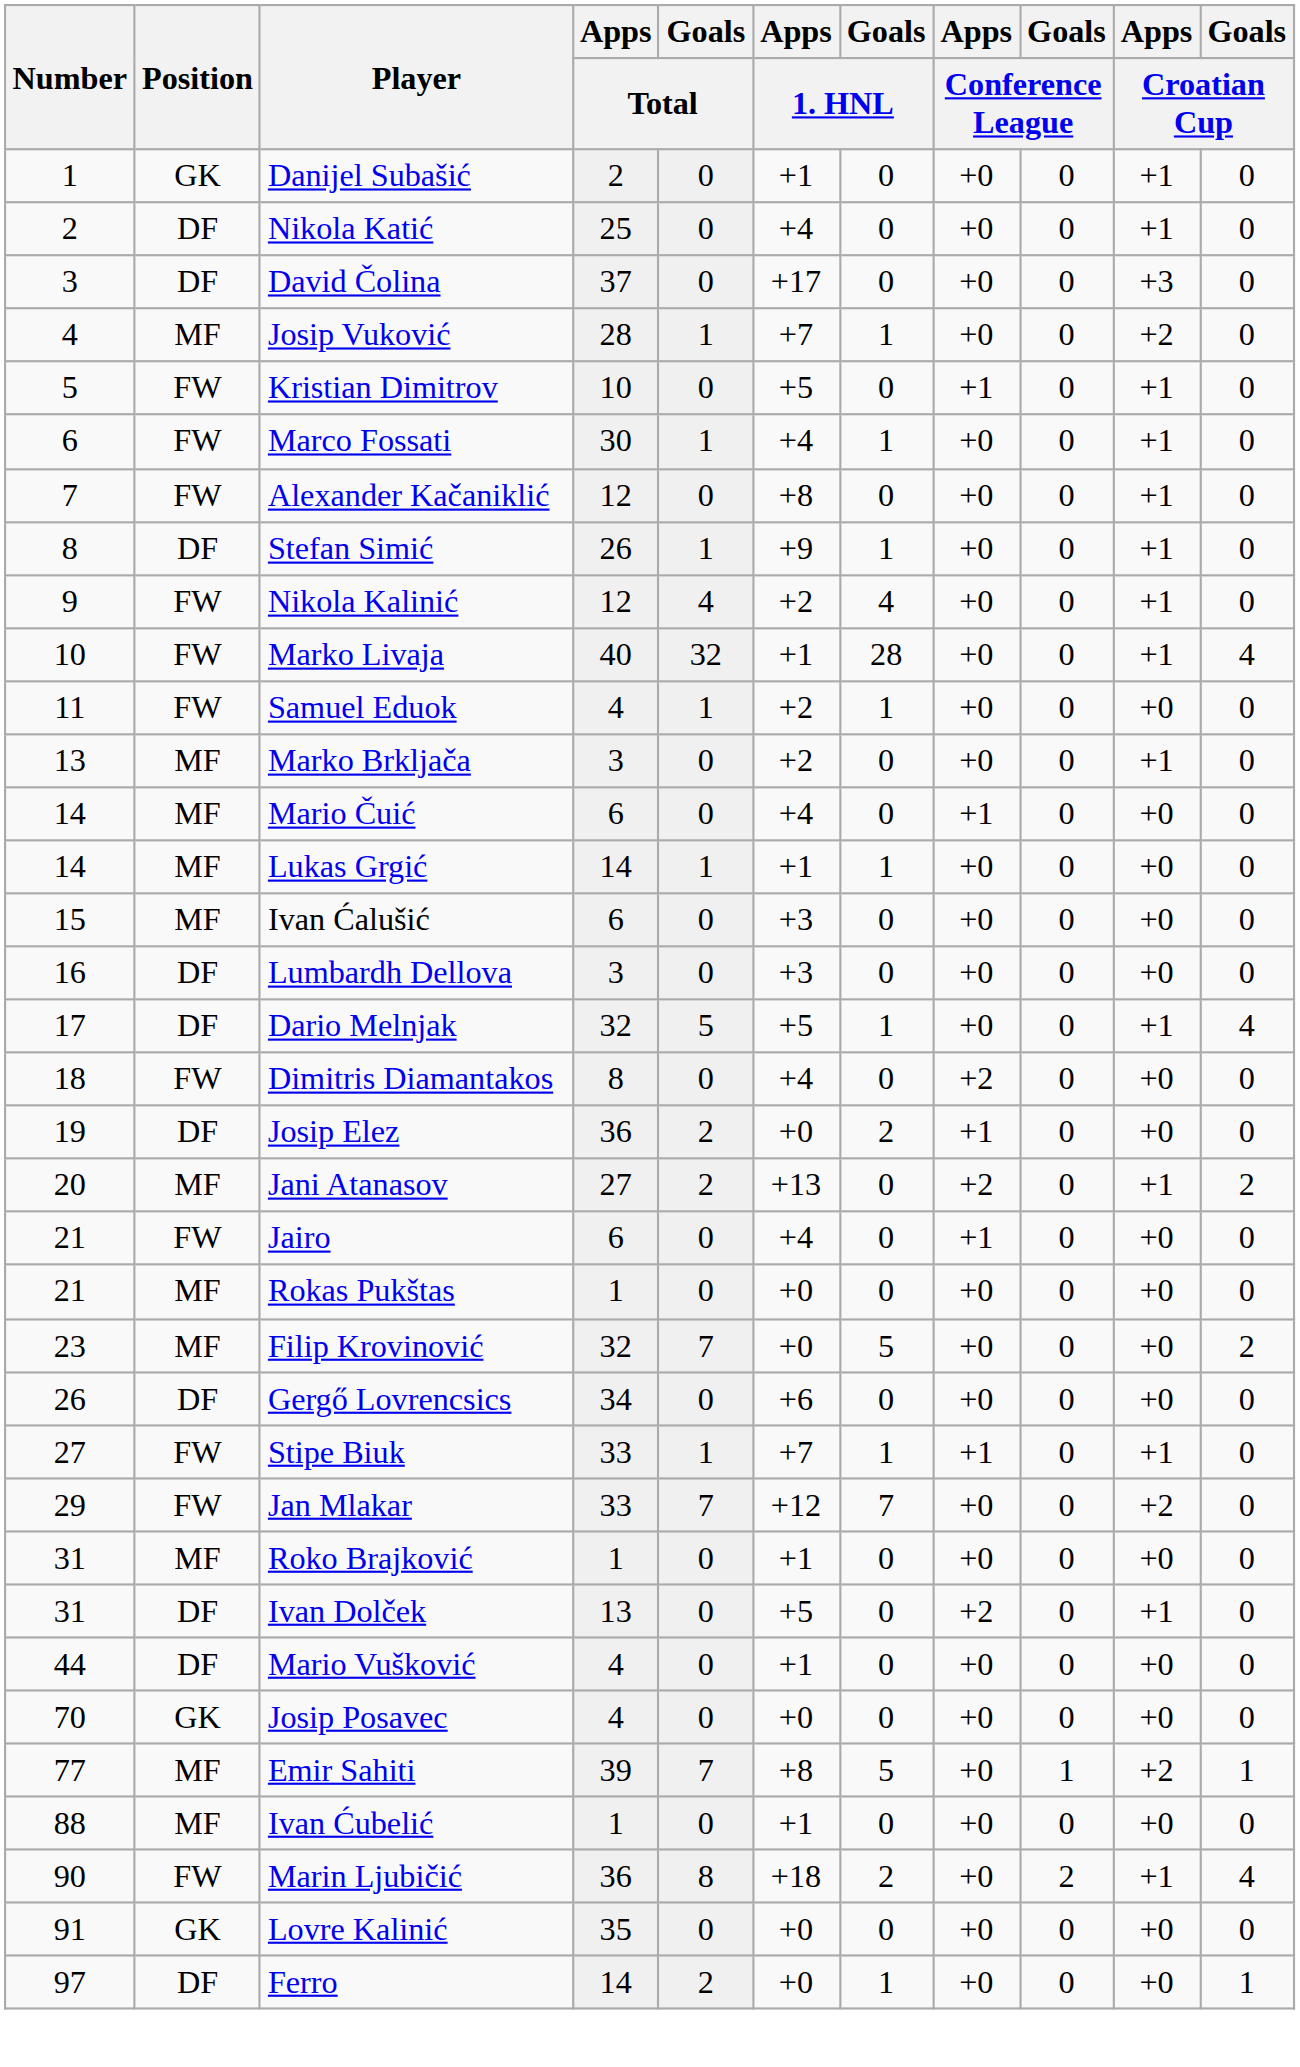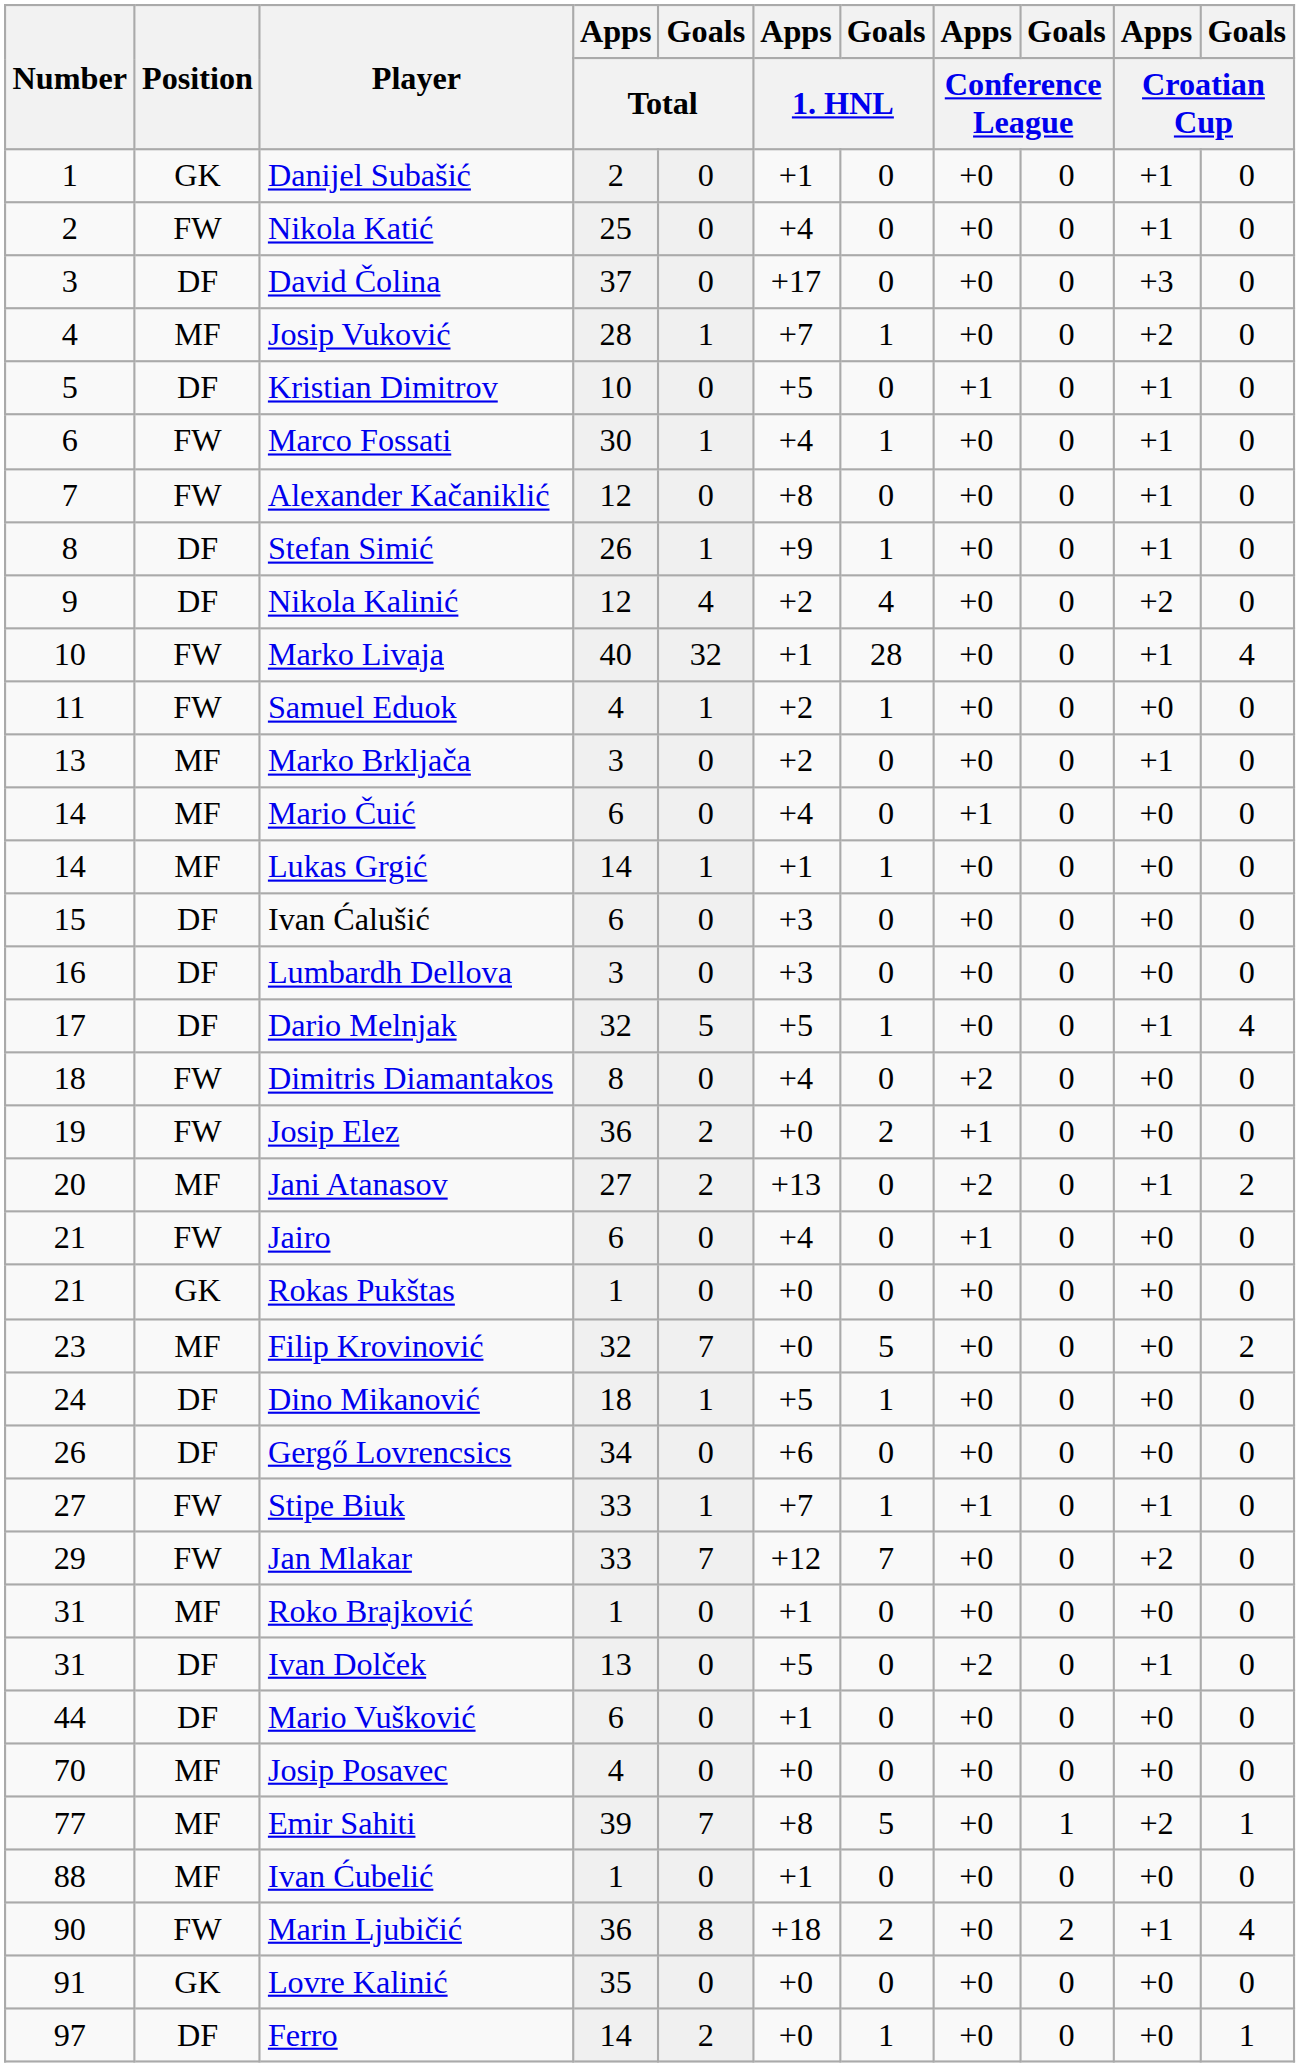(197, 228) DF -> (197, 228) FW
(197, 388) FW -> (197, 388) DF
(197, 600) FW -> (197, 600) DF
(1157, 600) +1 -> (1157, 600) +2
(197, 919) MF -> (197, 919) DF
(197, 1132) DF -> (197, 1132) FW
(197, 1291) MF -> (197, 1291) GK
+ row: (374, 1397)
(616, 1663) 4 -> (616, 1716) 6
(197, 1716) GK -> (197, 1769) MF
